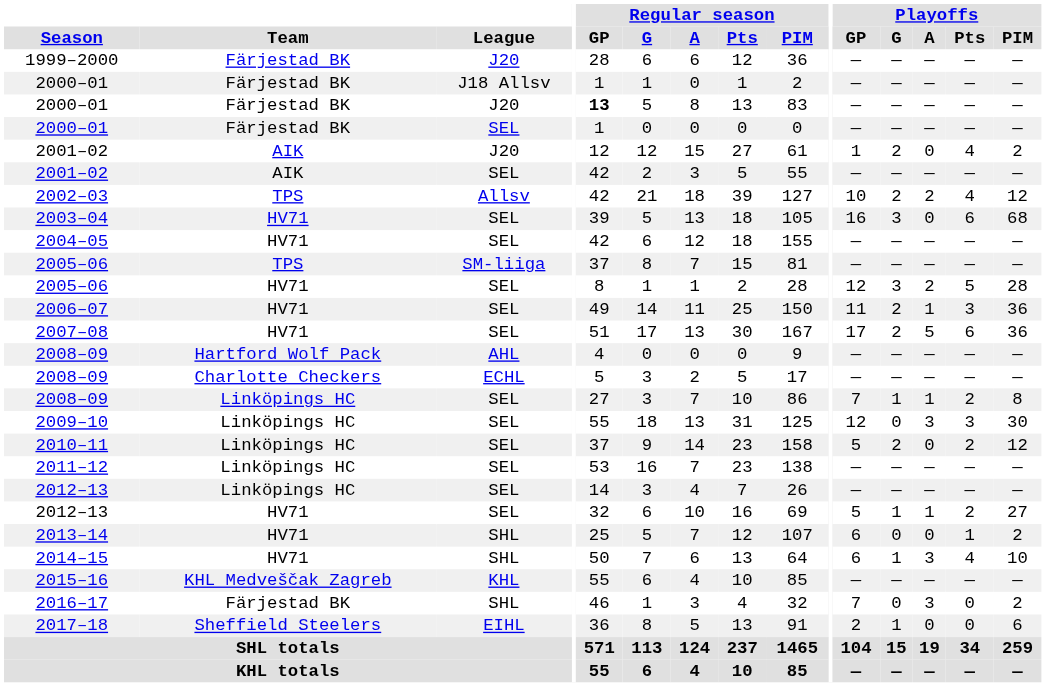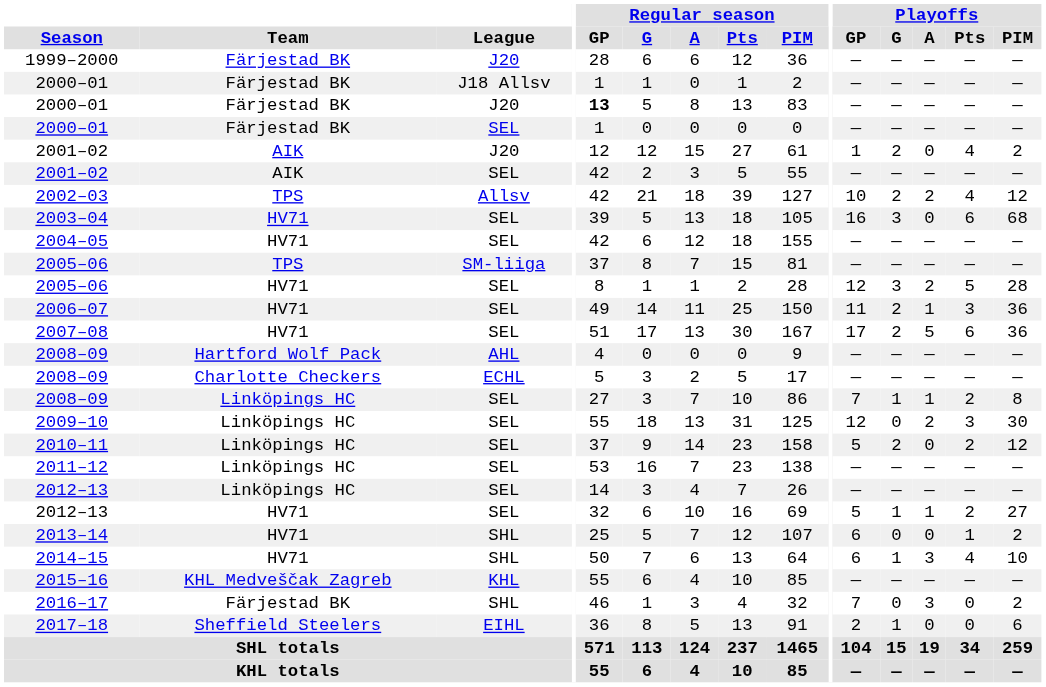(929, 422) 3 -> (929, 422) 2
